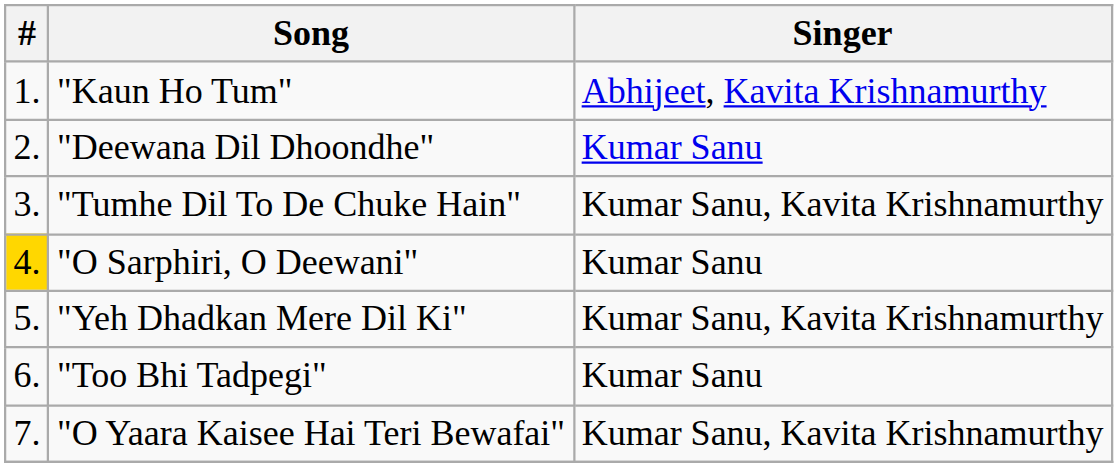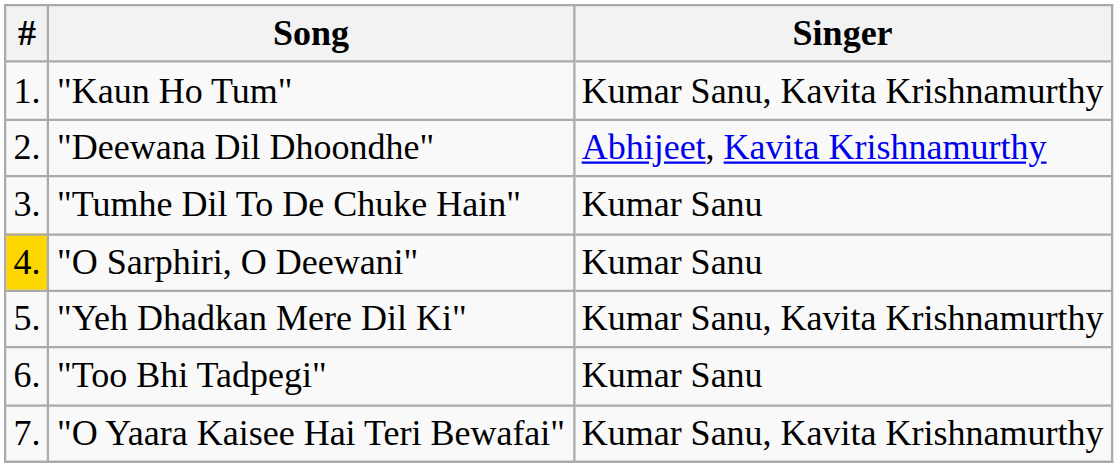(814, 90) Abhijeet, Kavita Krishnamurthy -> (843, 90) Kumar Sanu, Kavita Krishnamurthy
(672, 147) Kumar Sanu -> (814, 147) Abhijeet, Kavita Krishnamurthy
(843, 204) Kumar Sanu, Kavita Krishnamurthy -> (672, 204) Kumar Sanu
